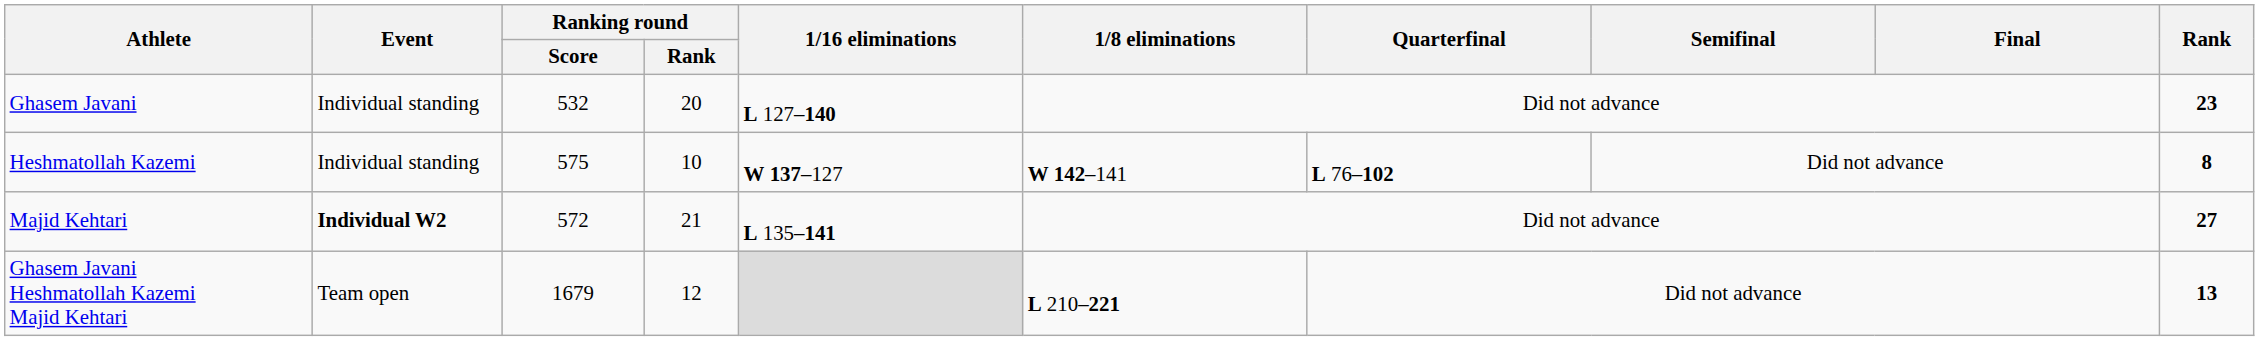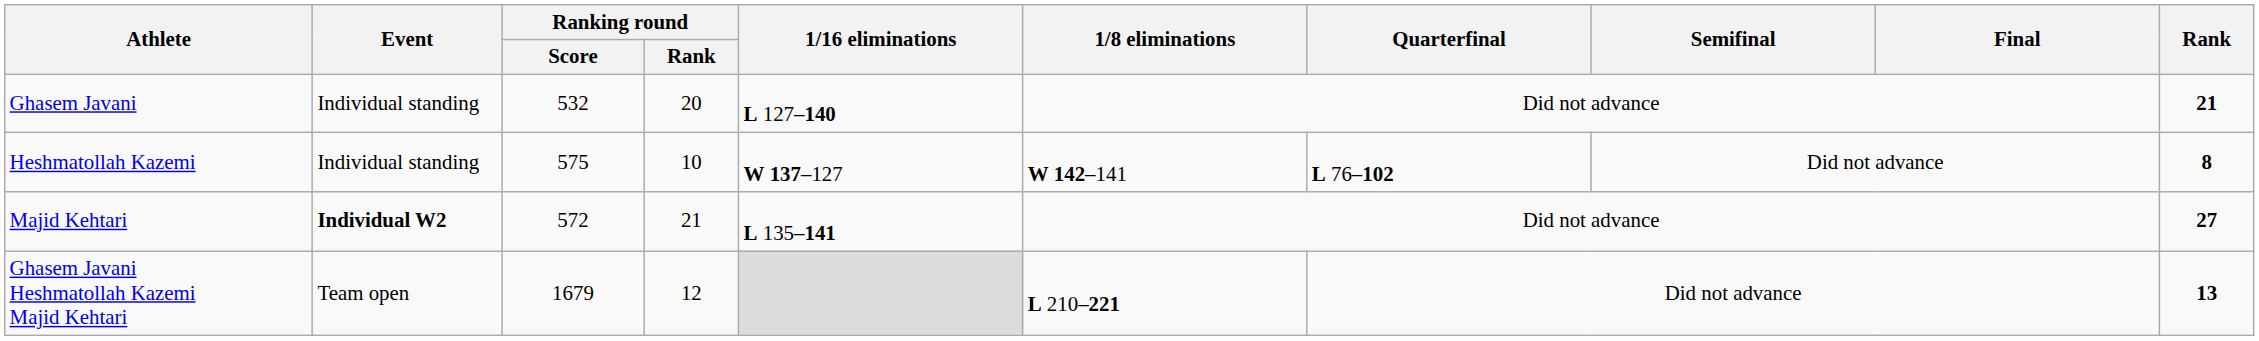(2207, 103) 23 -> (2207, 103) 21
